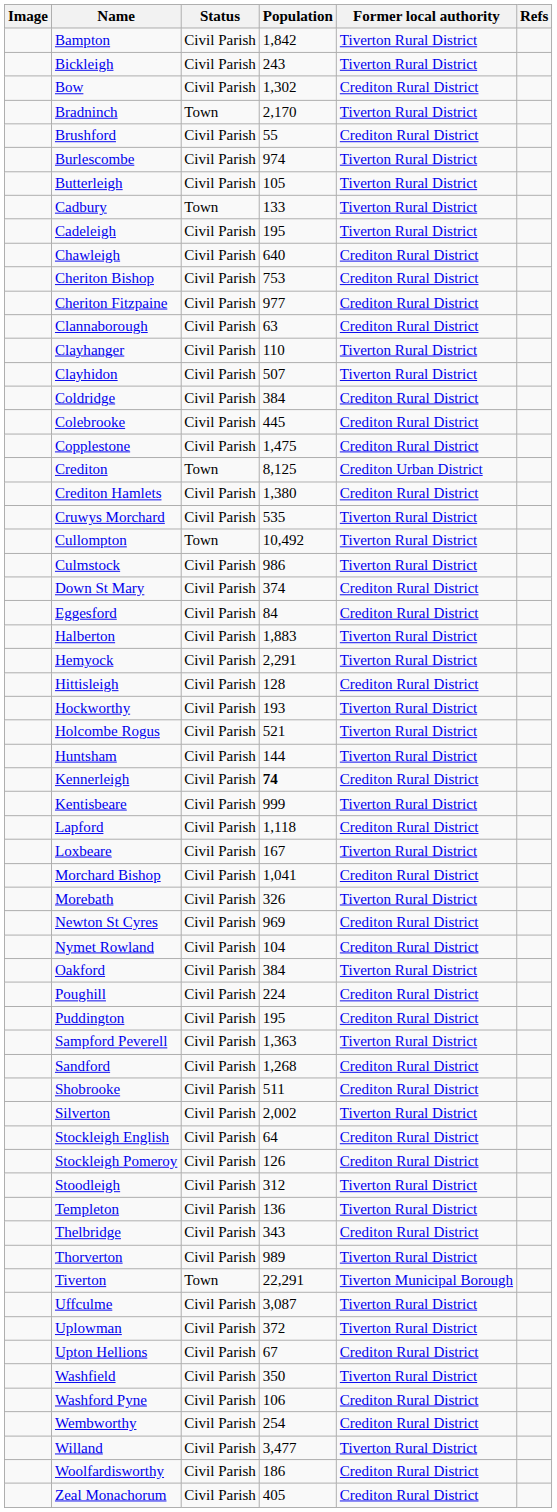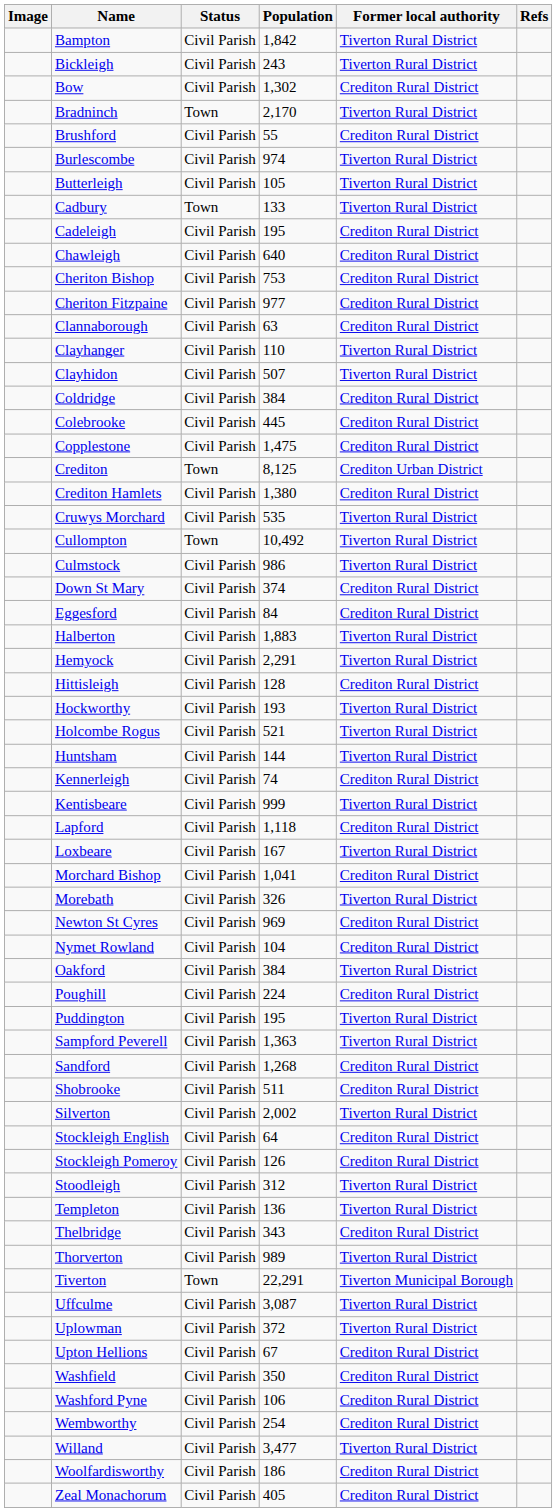(408, 231) Tiverton Rural District -> (409, 231) Crediton Rural District
(270, 779) bold -> (270, 779) normal
(409, 1018) Crediton Rural District -> (408, 1018) Tiverton Rural District
(408, 1376) Tiverton Rural District -> (409, 1376) Crediton Rural District
